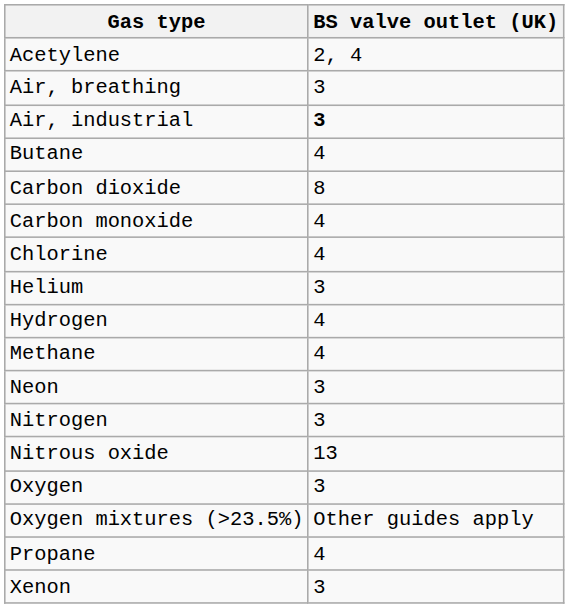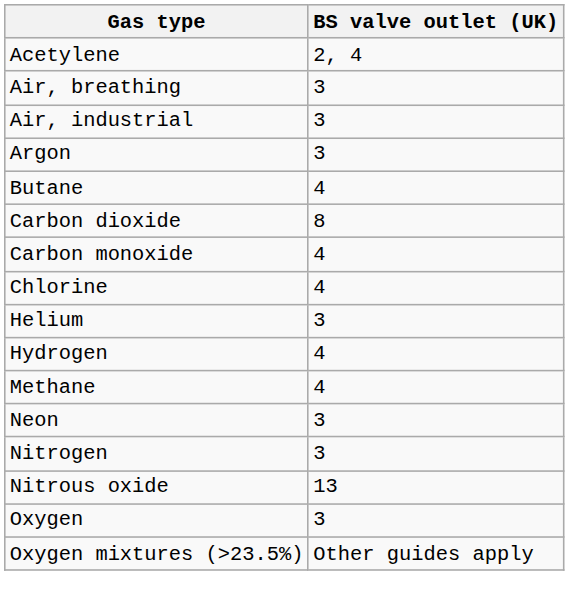(319, 121) bold -> (319, 121) normal
+ row: (40, 154)
- row: (53, 554)
- row: (40, 587)
